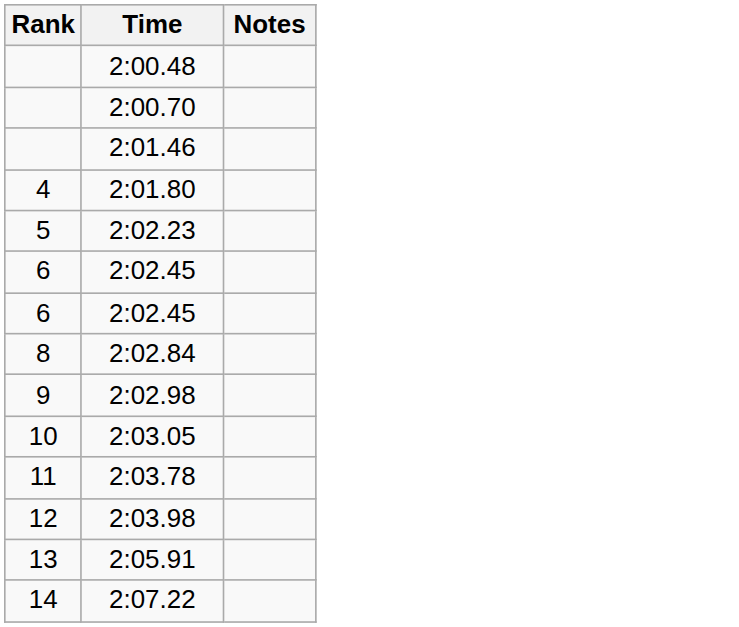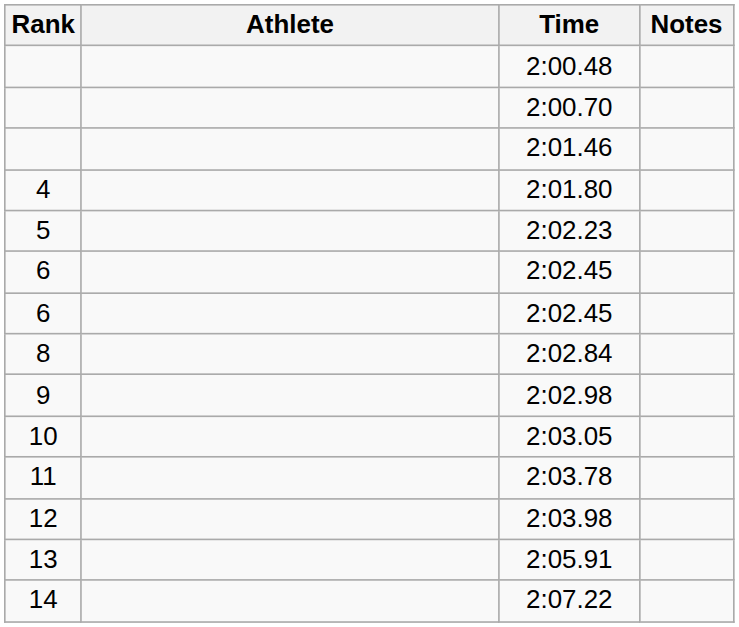+ column: (290, 25)
